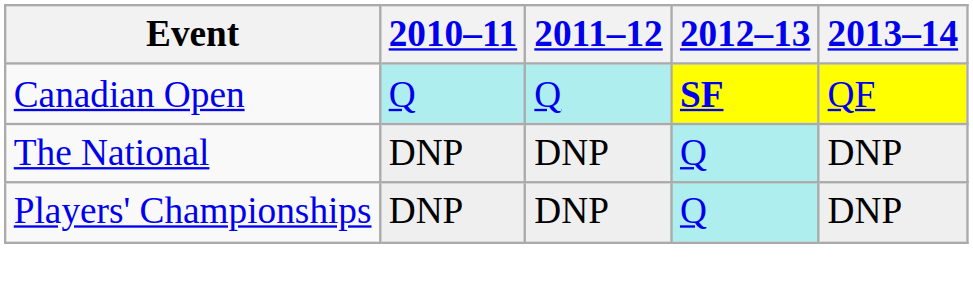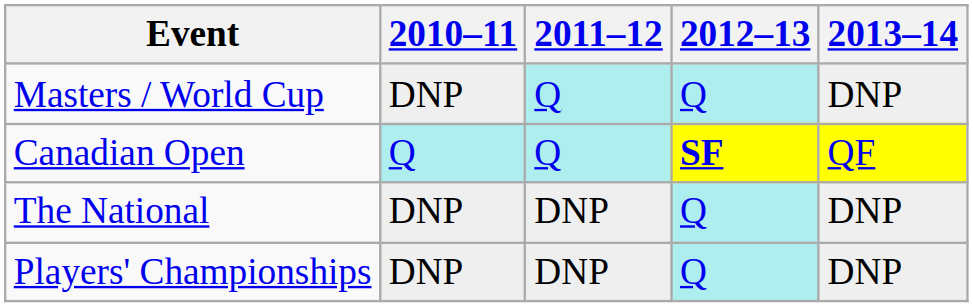+ row: (169, 93)
